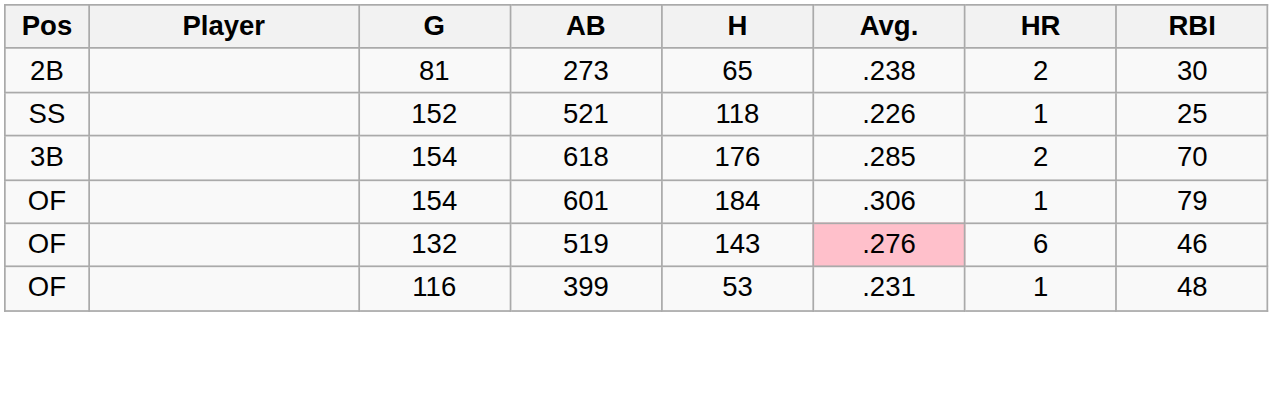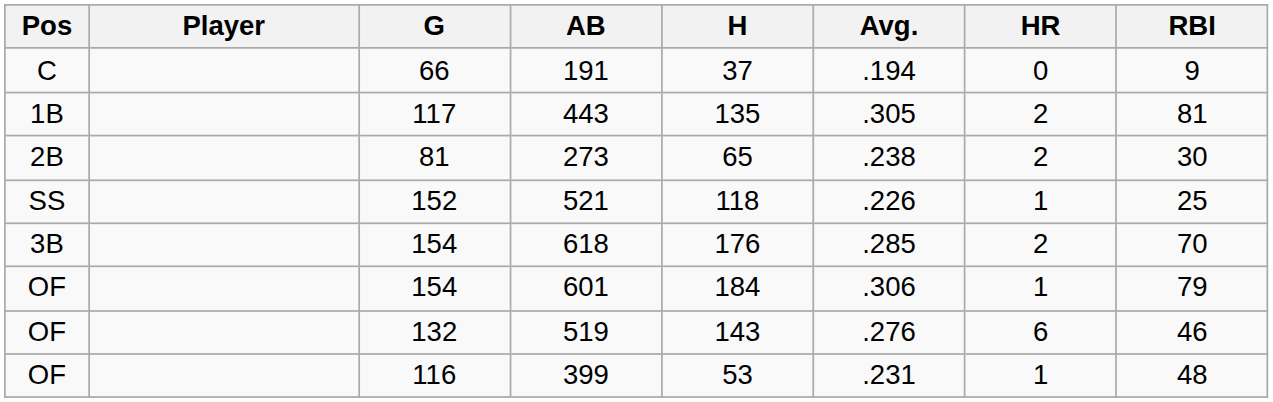+ row: (586, 69)
+ row: (586, 113)
(889, 244) pink background -> (889, 331) no background
